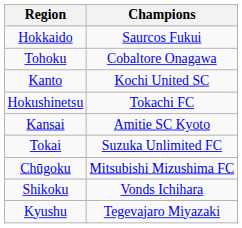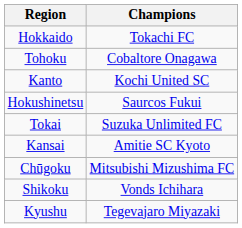(162, 37) Saurcos Fukui -> (162, 37) Tokachi FC
(162, 102) Tokachi FC -> (162, 102) Saurcos Fukui
rows swapped: (45, 146) <-> (45, 124)
